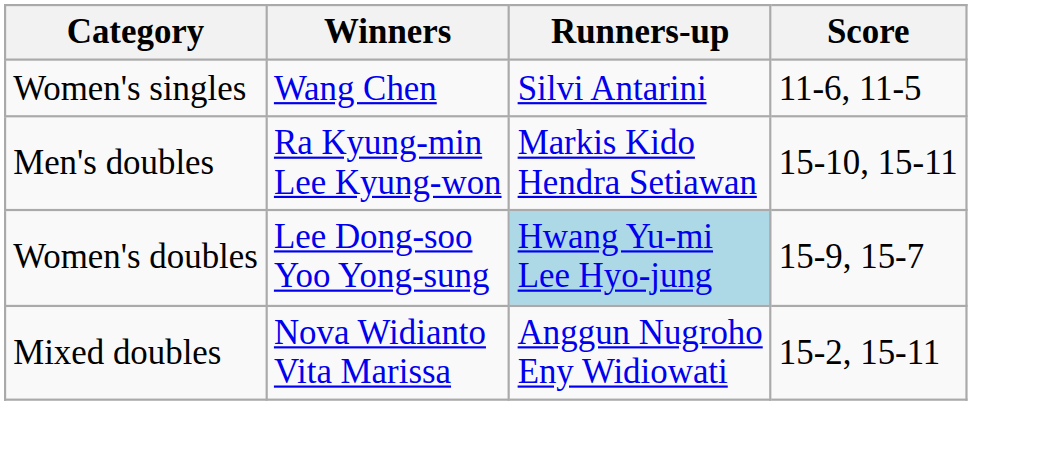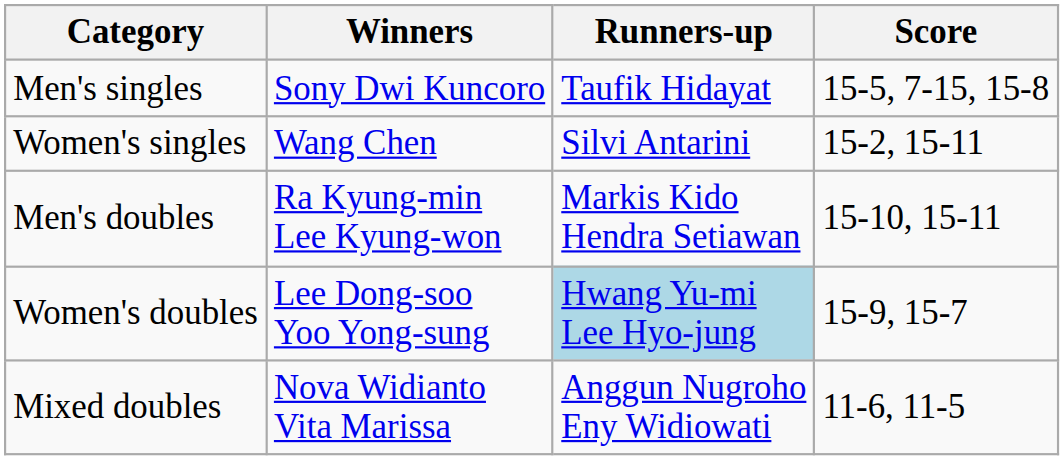+ row: (108, 87)
(850, 87) 11-6, 11-5 -> (903, 142) 15-2, 15-11
(860, 351) 15-2, 15-11 -> (894, 406) 11-6, 11-5
